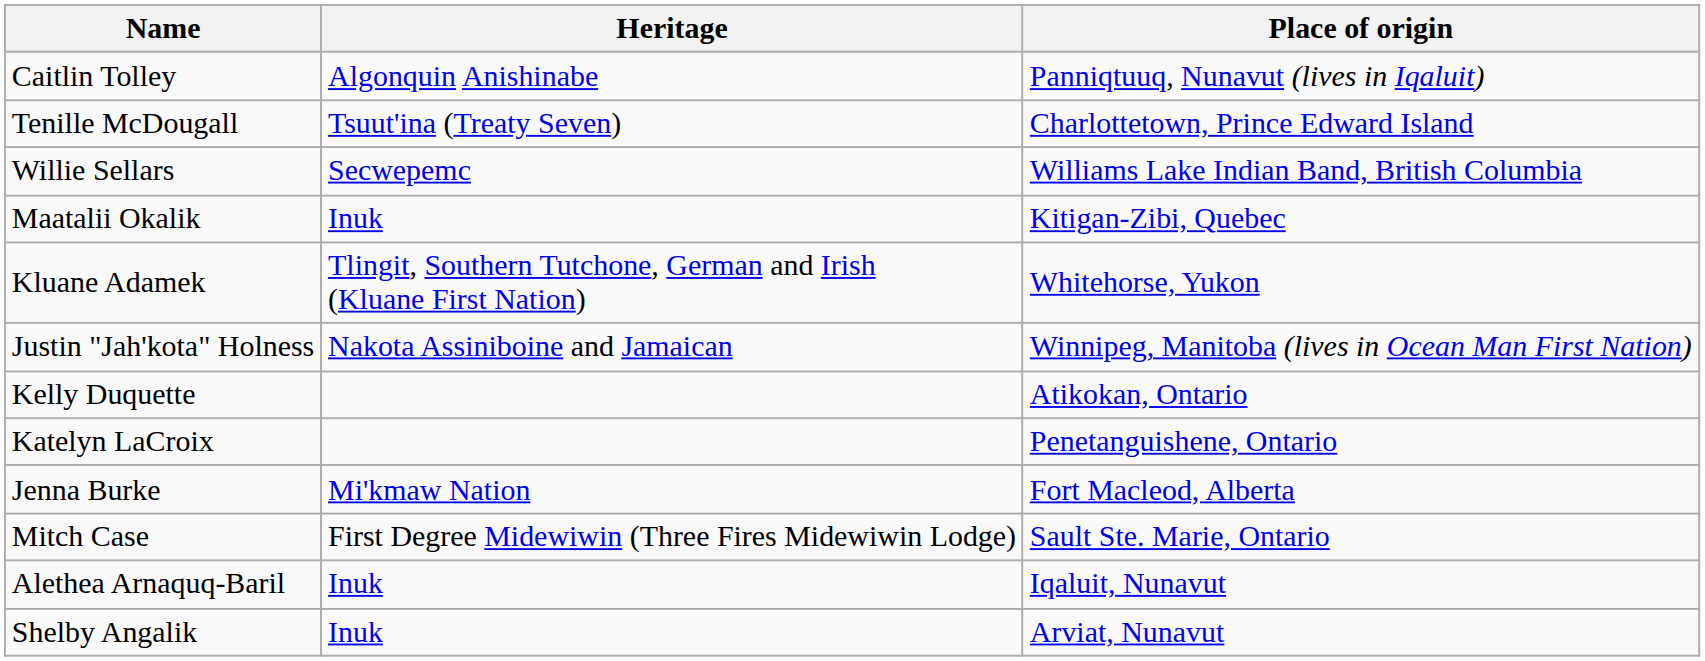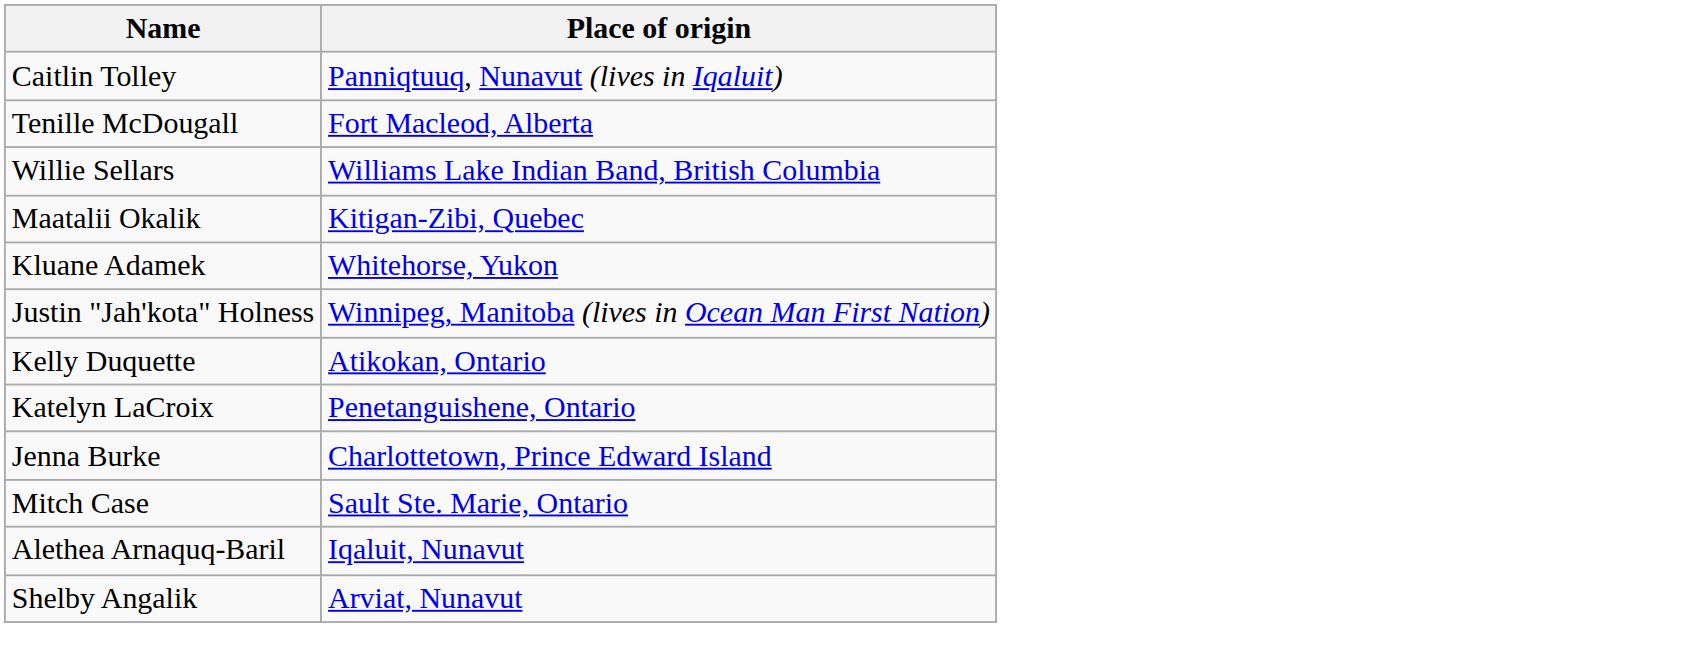- column: (672, 28)
(1252, 123) Charlottetown, Prince Edward Island -> (461, 123) Fort Macleod, Alberta
(1162, 488) Fort Macleod, Alberta -> (550, 455) Charlottetown, Prince Edward Island
